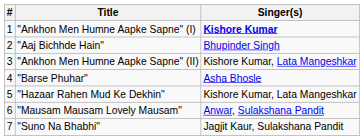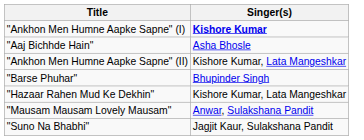- column: (10, 13)
(242, 45) Bhupinder Singh -> (222, 45) Asha Bhosle
(232, 78) Asha Bhosle -> (231, 78) Bhupinder Singh
